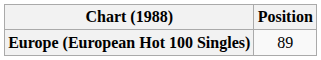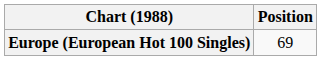(285, 42) 89 -> (285, 42) 69
